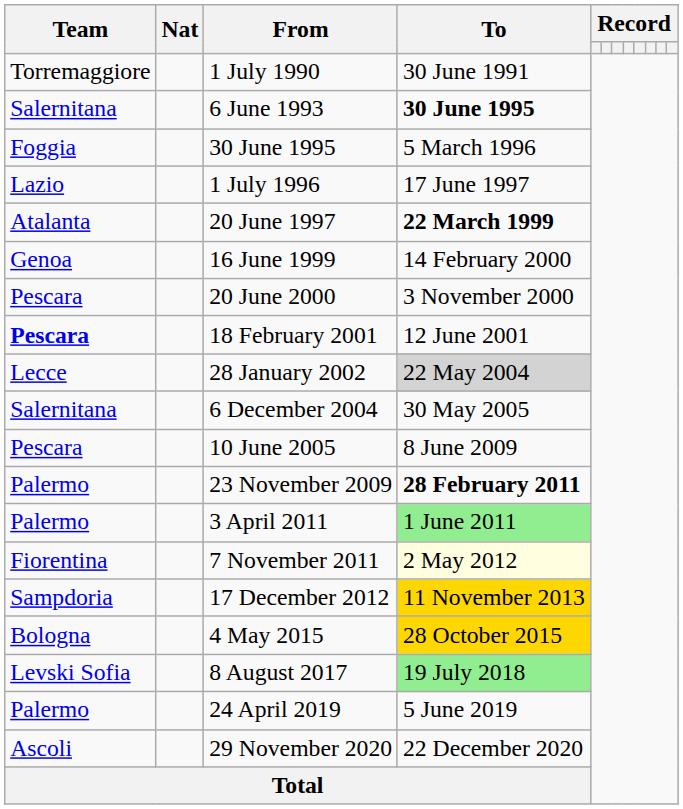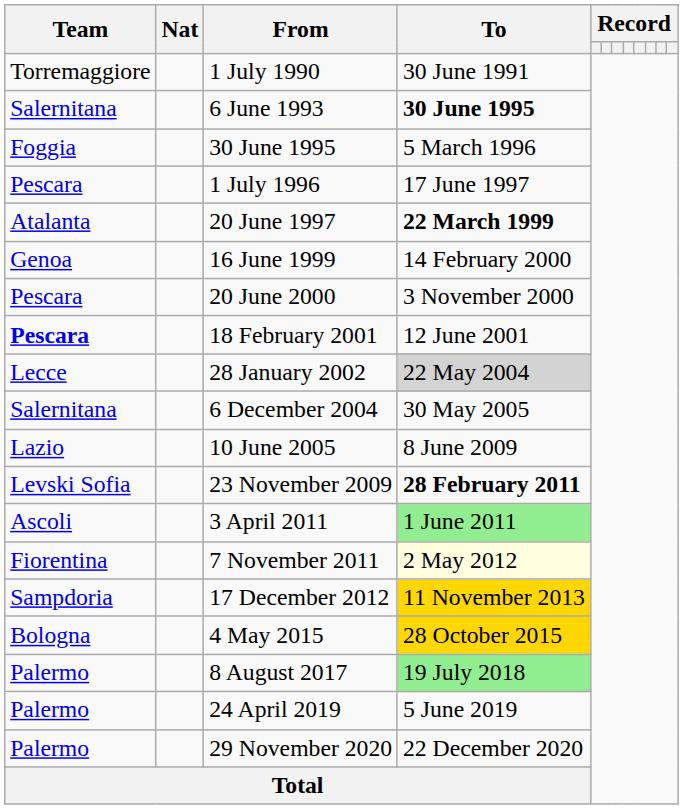(37, 184) Lazio -> (46, 184) Pescara
(46, 447) Pescara -> (37, 447) Lazio
(50, 484) Palermo -> (70, 484) Levski Sofia
(50, 522) Palermo -> (41, 522) Ascoli
(70, 672) Levski Sofia -> (50, 672) Palermo
(41, 747) Ascoli -> (50, 747) Palermo
